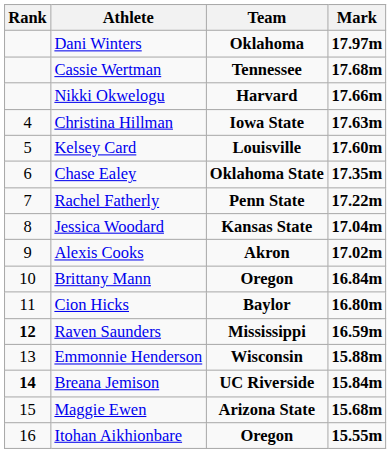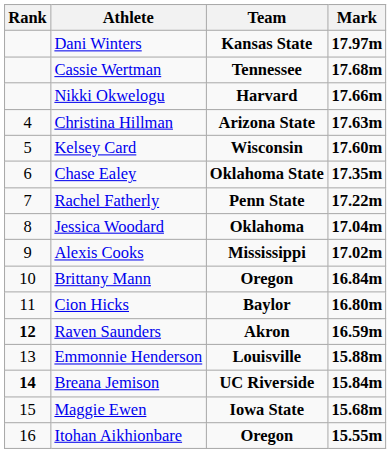(267, 43) Oklahoma -> (267, 43) Kansas State
(267, 122) Iowa State -> (267, 122) Arizona State
(267, 148) Louisville -> (267, 148) Wisconsin
(267, 226) Kansas State -> (267, 226) Oklahoma
(267, 252) Akron -> (267, 252) Mississippi
(267, 331) Mississippi -> (267, 331) Akron
(267, 357) Wisconsin -> (267, 357) Louisville
(267, 409) Arizona State -> (267, 409) Iowa State
